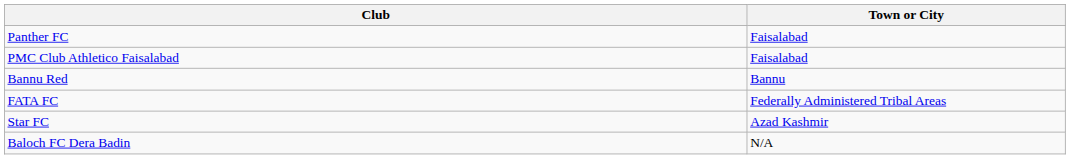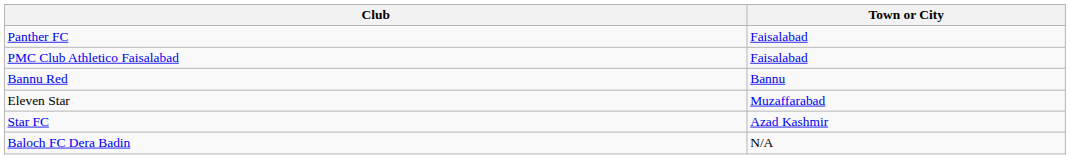- row: (33, 100)
+ row: (39, 100)
